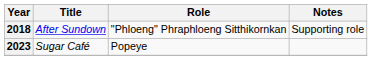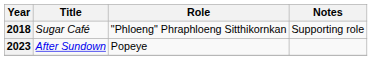(71, 30) After Sundown -> (63, 30) Sugar Café
(63, 47) Sugar Café -> (71, 47) After Sundown
